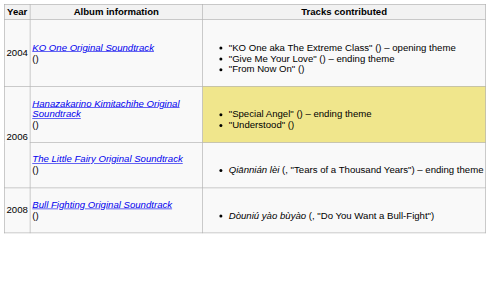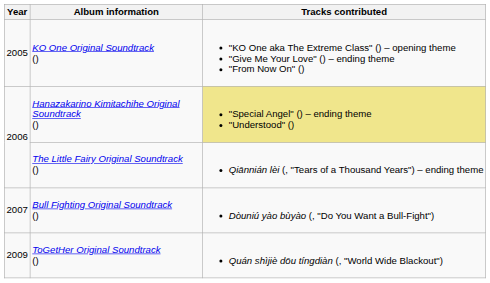(17, 53) 2004 -> (17, 53) 2005
(17, 210) 2008 -> (17, 210) 2007
+ row: (96, 255)
